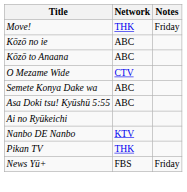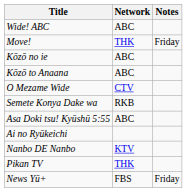+ row: (28, 27)
(124, 88) ABC -> (124, 103) RKB
